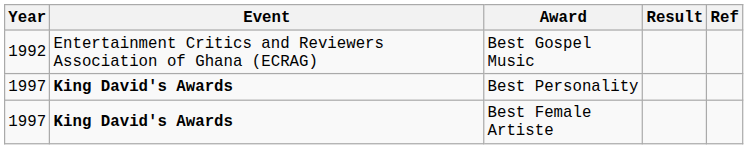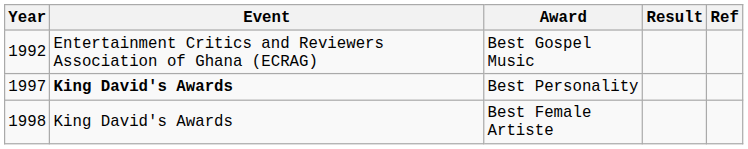(27, 122) 1997 -> (27, 122) 1998
(143, 122) bold -> (143, 122) normal
